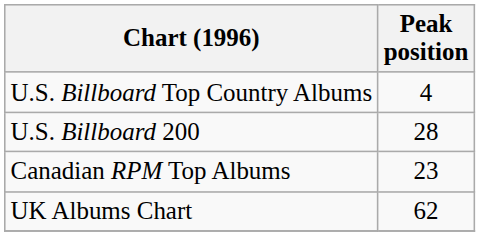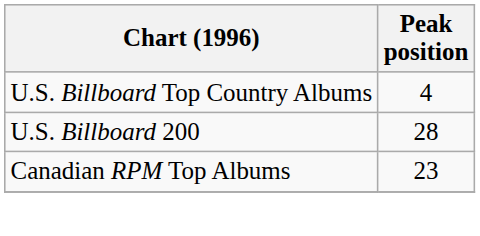- row: (101, 210)
